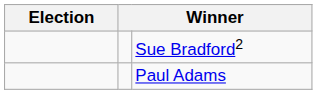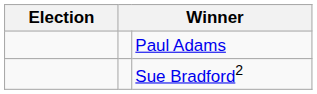rows swapped: (181, 76) <-> (189, 47)
